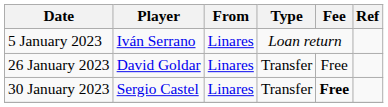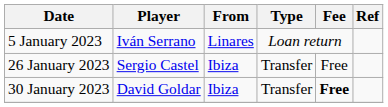(159, 65) David Goldar -> (158, 65) Sergio Castel
(231, 65) Linares -> (223, 65) Ibiza
(158, 89) Sergio Castel -> (159, 89) David Goldar
(231, 89) Linares -> (223, 89) Ibiza
